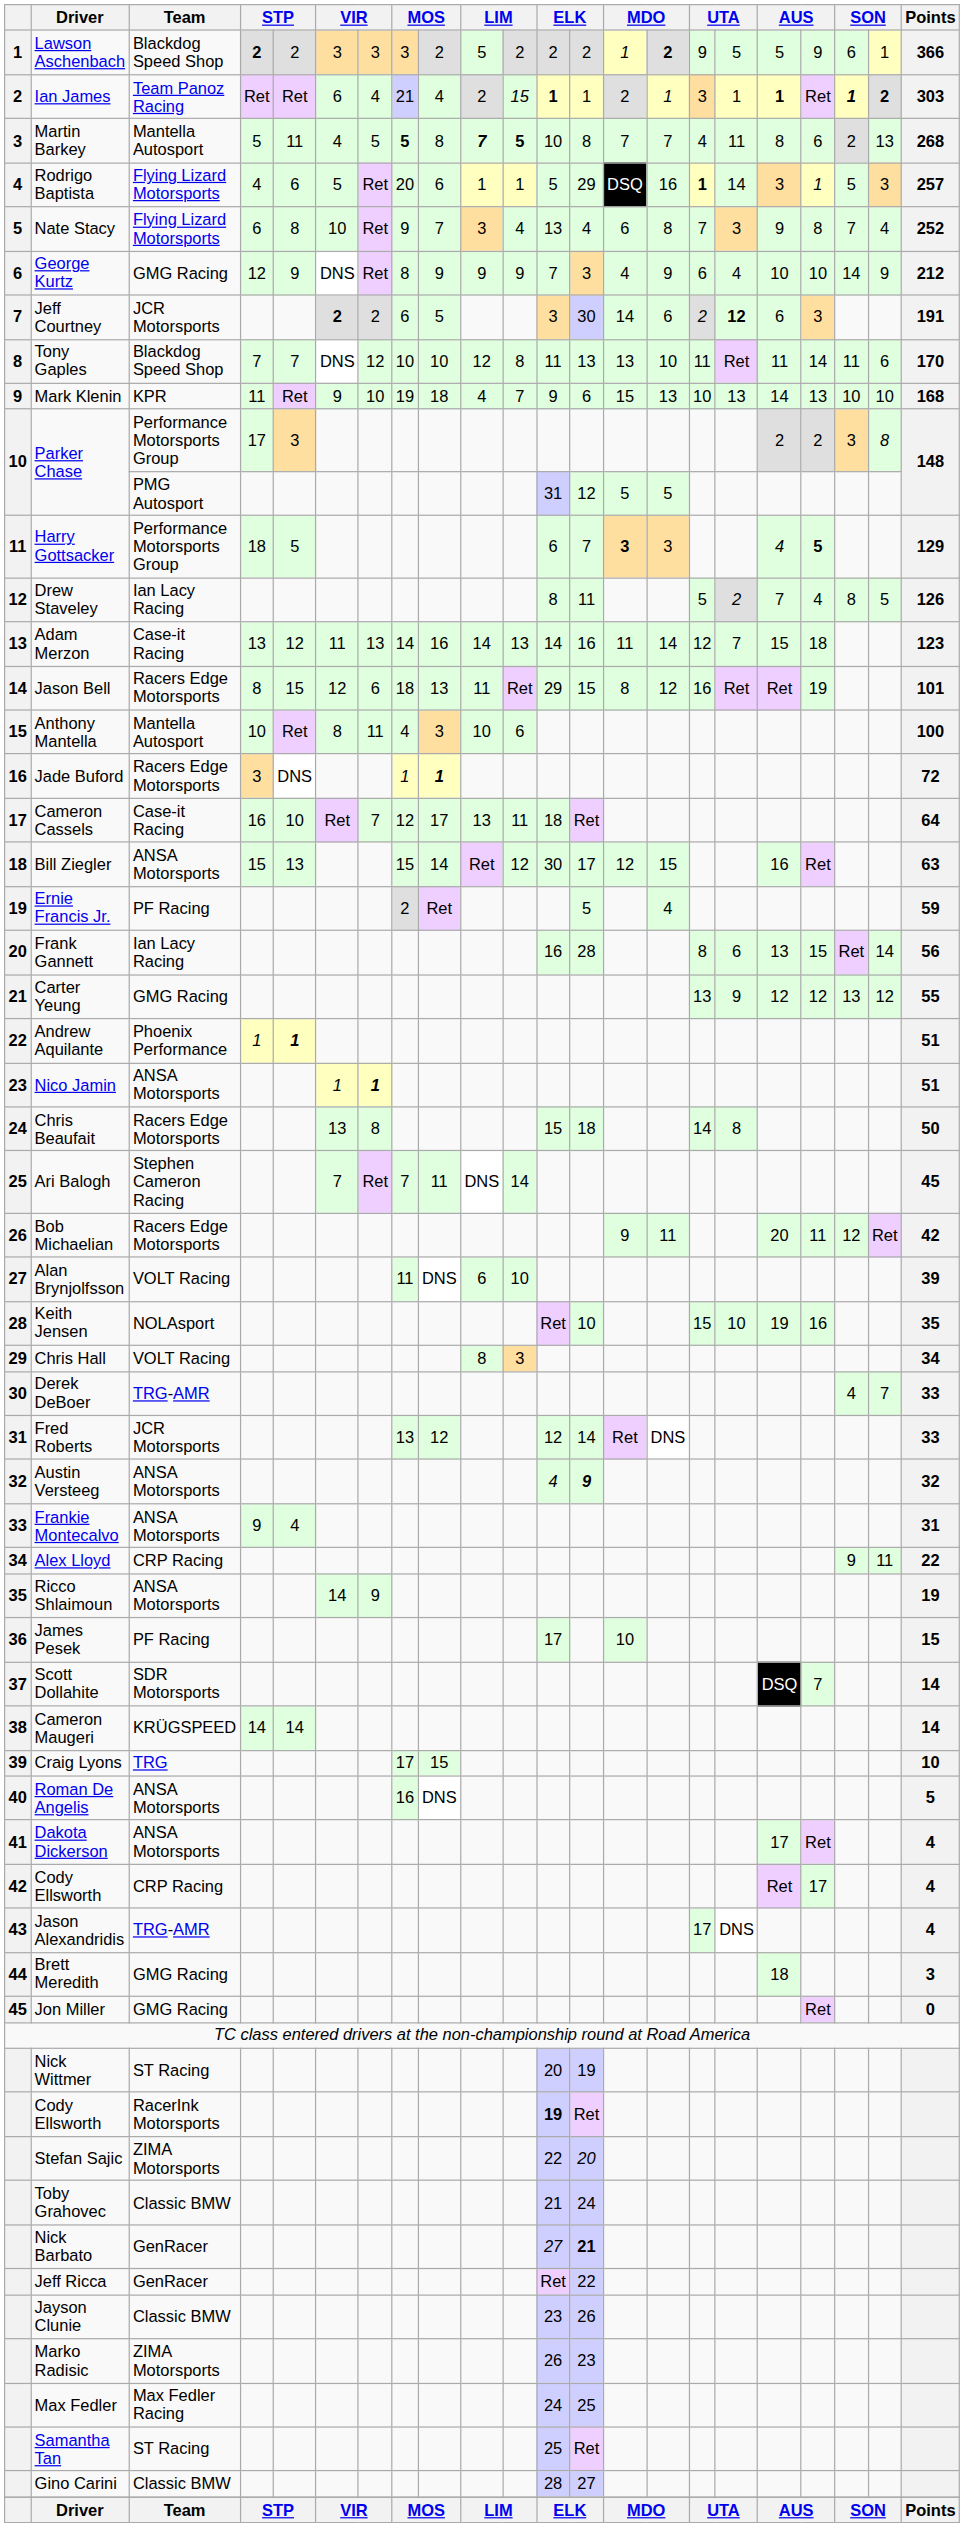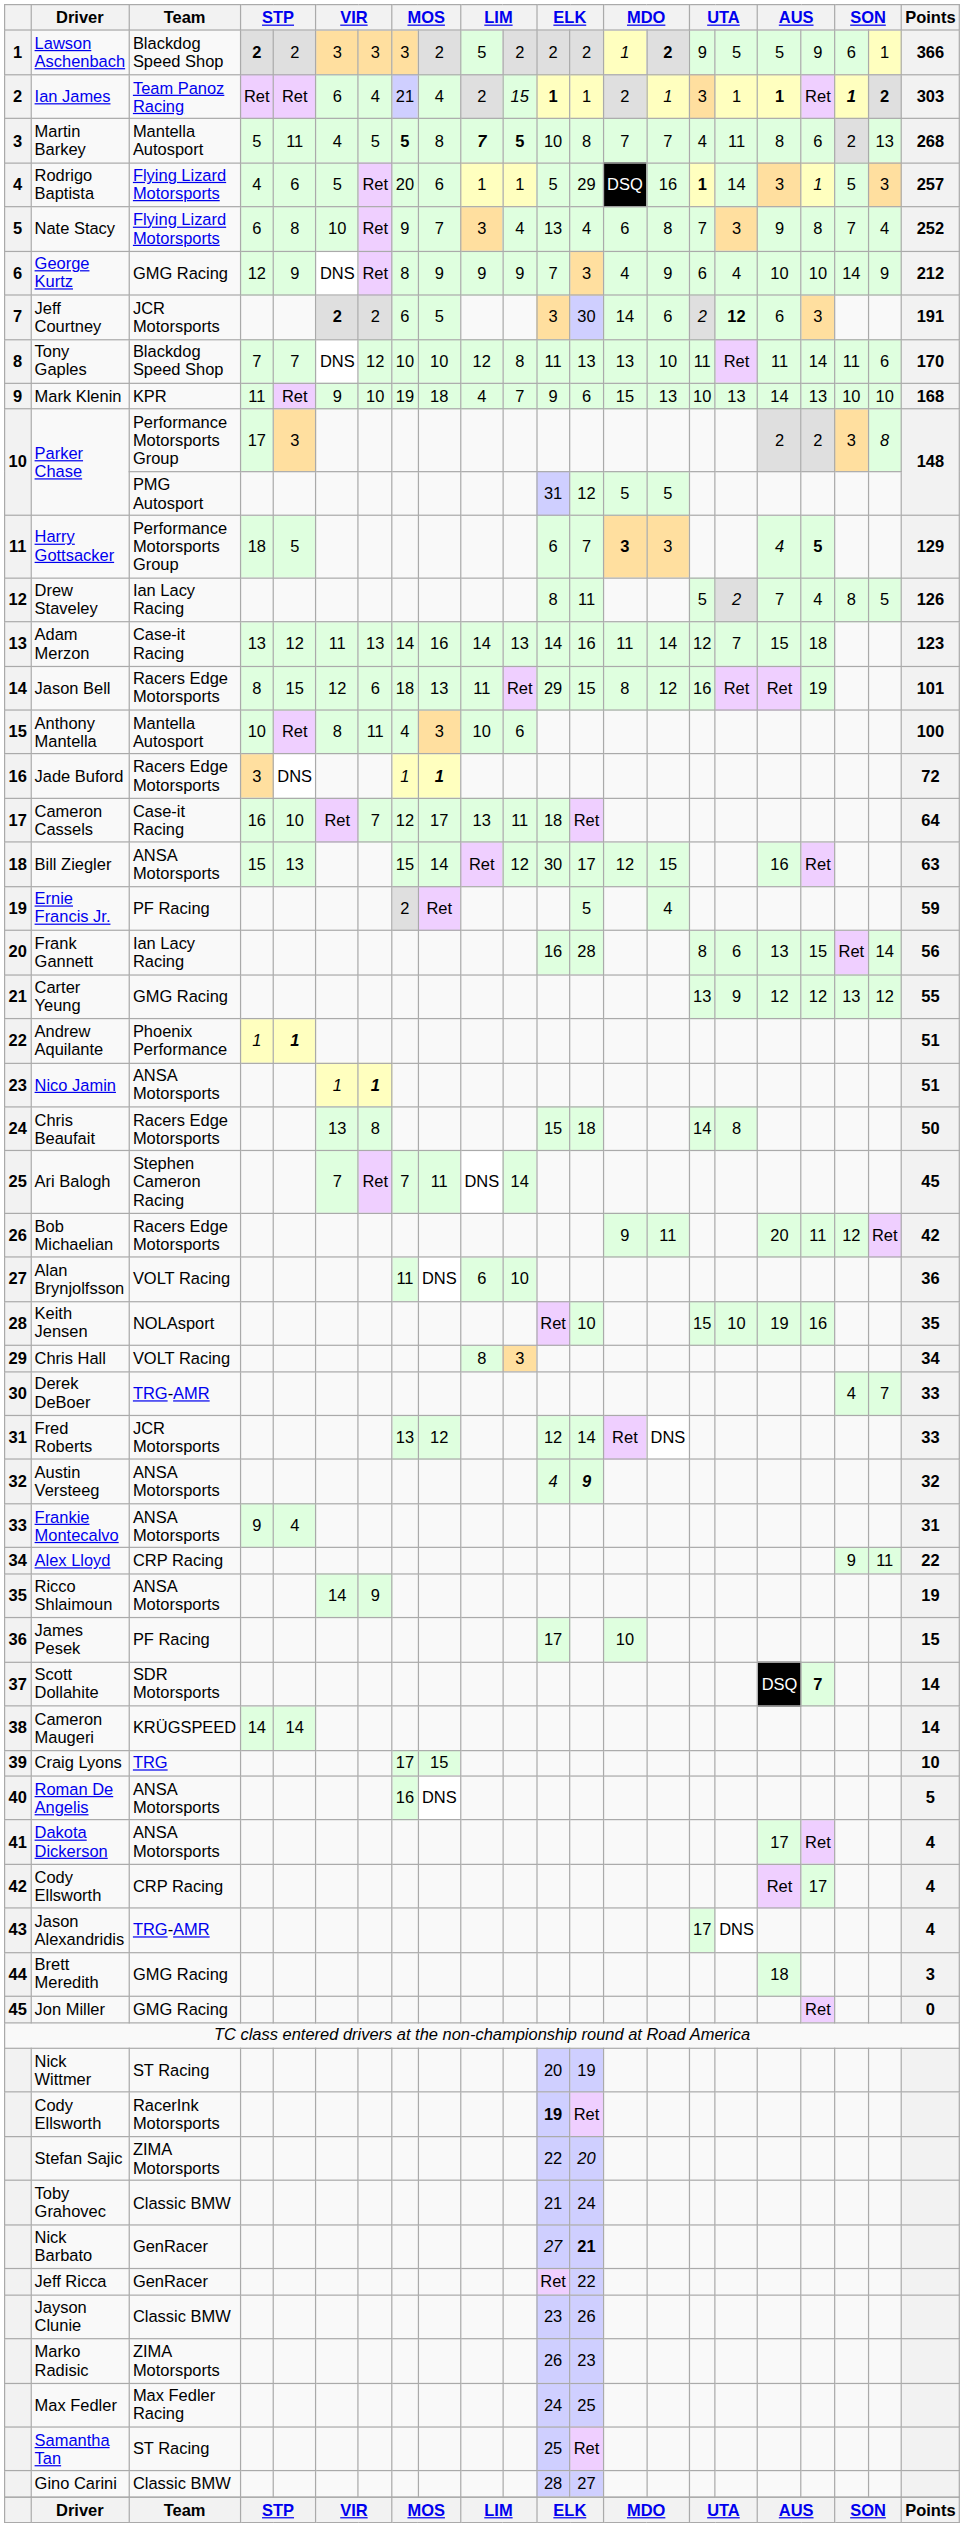(930, 1279) 39 -> (930, 1279) 36
(818, 1683) normal -> (818, 1683) bold
